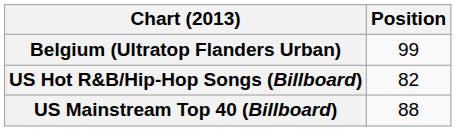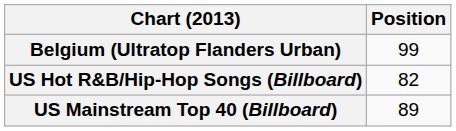(409, 110) 88 -> (409, 110) 89
